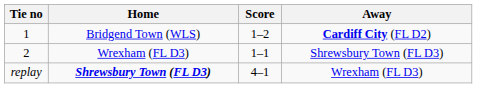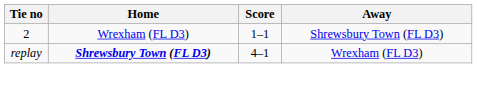- row: (143, 33)
